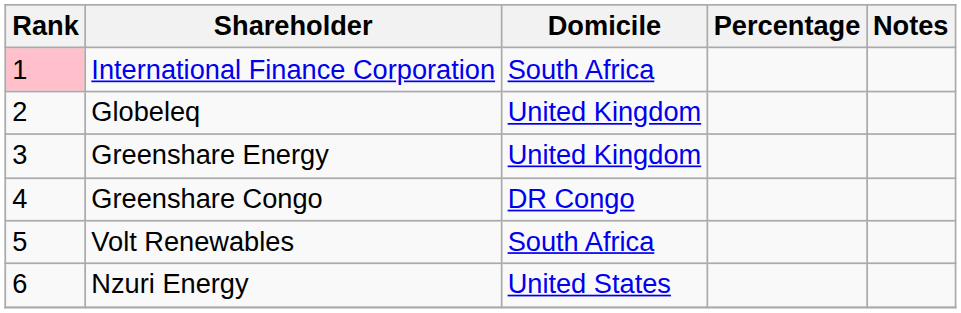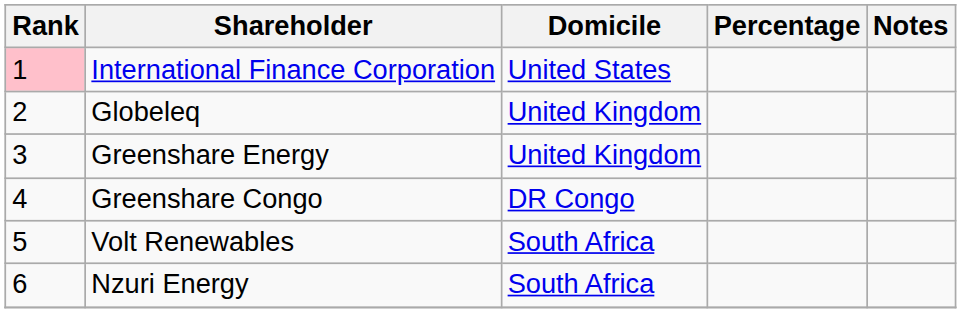(581, 69) South Africa -> (589, 69) United States
(589, 284) United States -> (581, 284) South Africa
